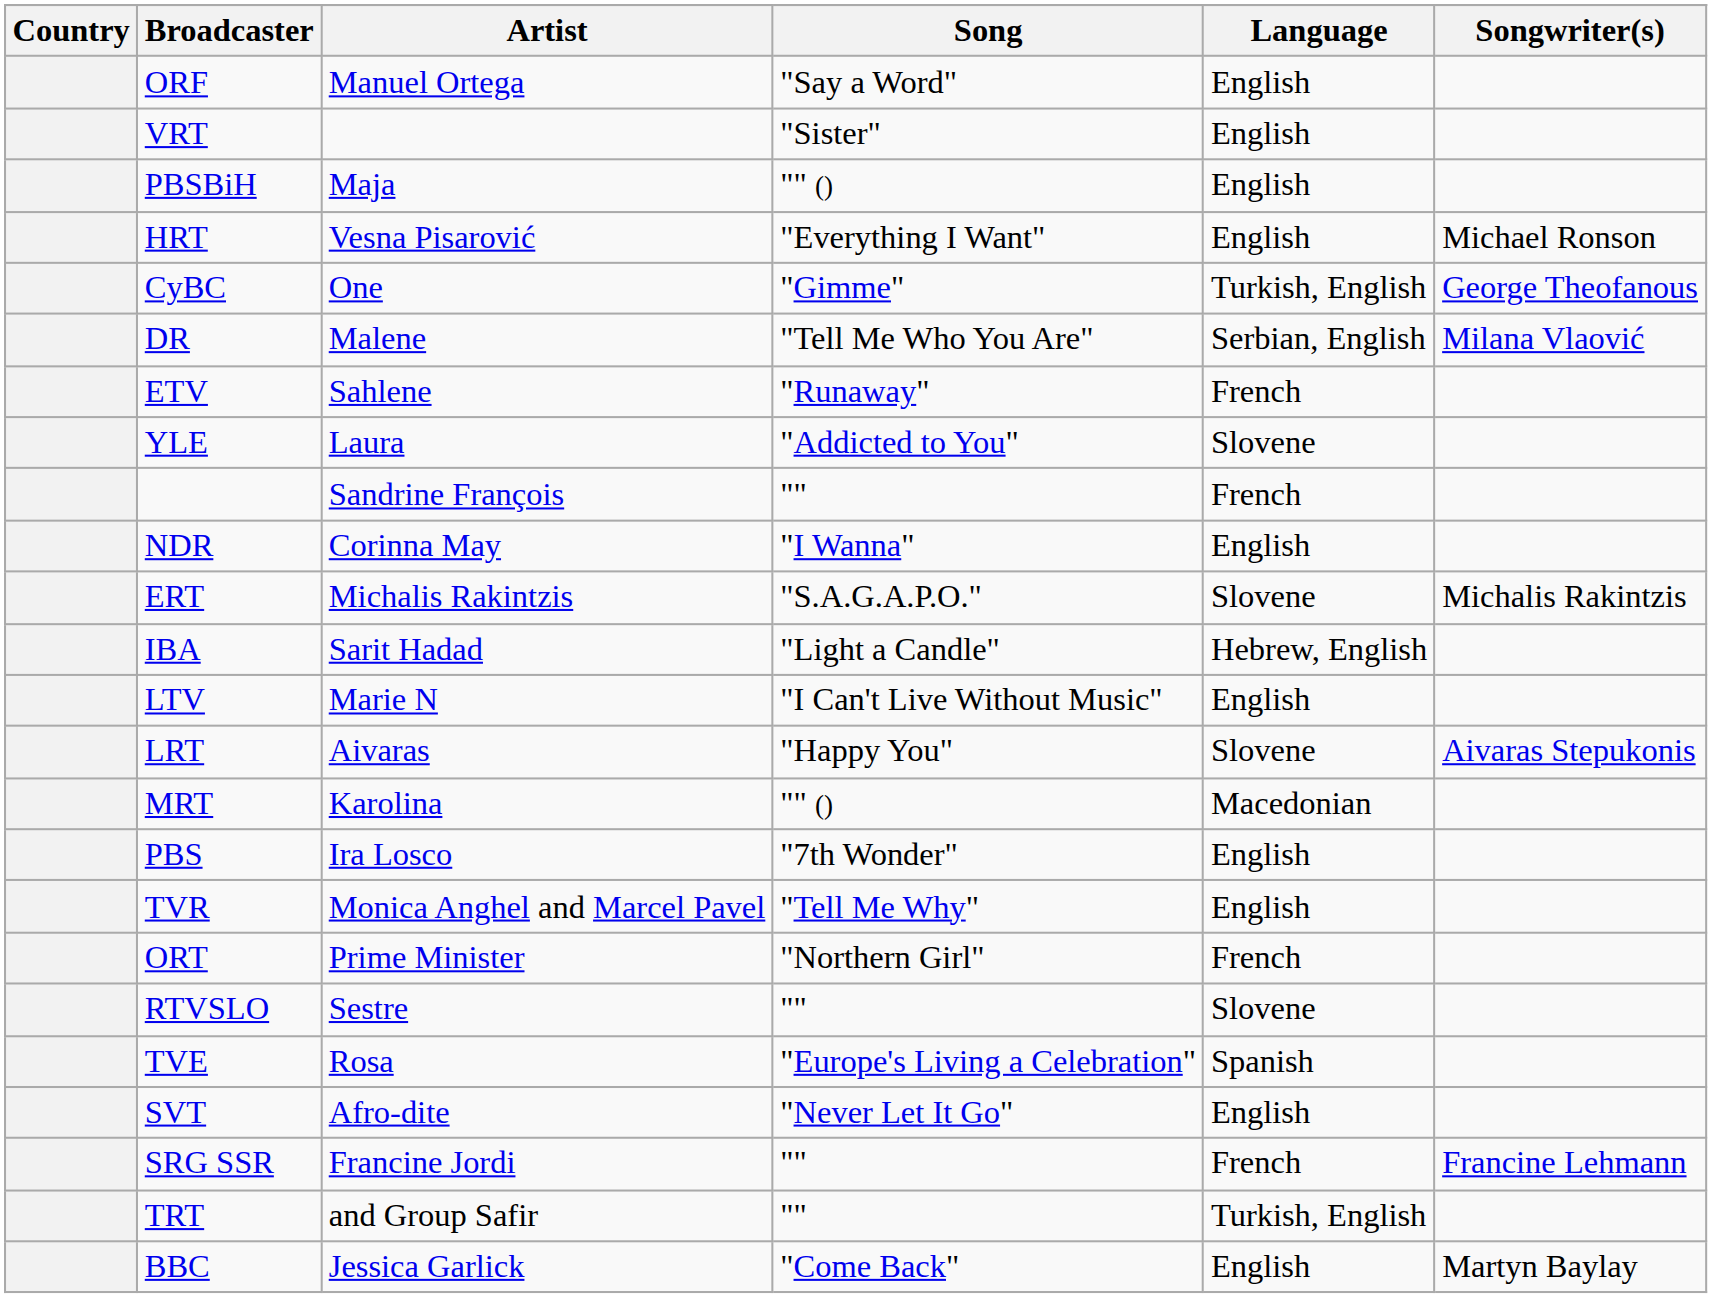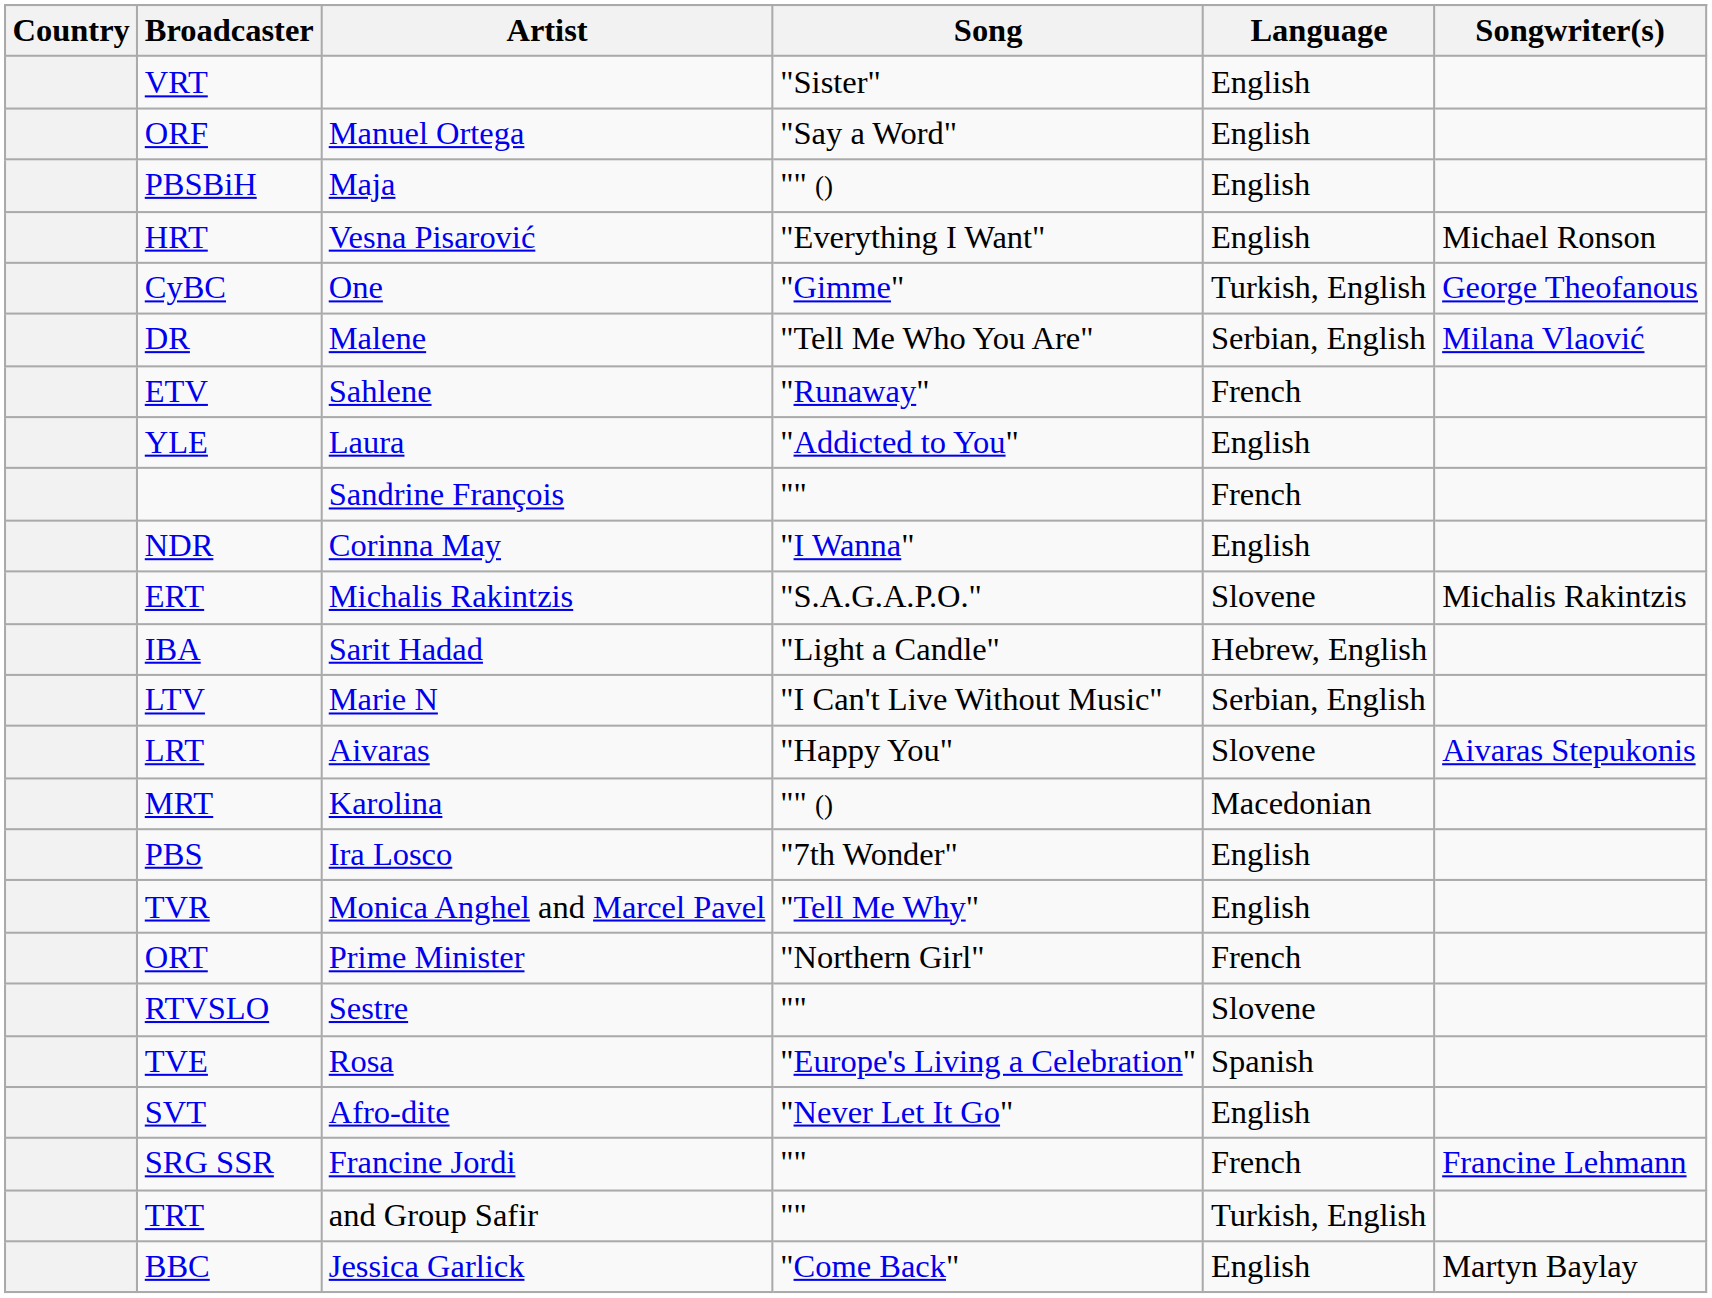rows swapped: (176, 81) <-> (176, 133)
(1263, 442) Slovene -> (1261, 442) English
(1261, 699) English -> (1318, 699) Serbian, English
